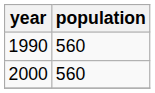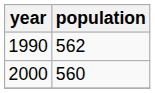(71, 46) 560 -> (71, 46) 562
